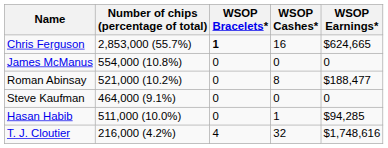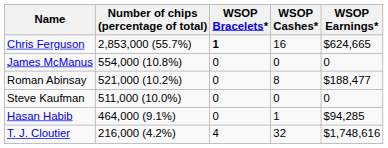(137, 98) 464,000 (9.1%) -> (140, 98) 511,000 (10.0%)
(140, 116) 511,000 (10.0%) -> (137, 116) 464,000 (9.1%)
